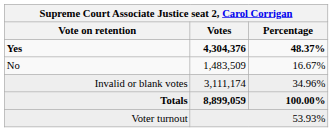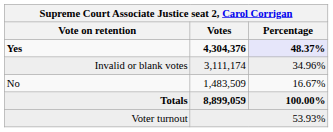(308, 48) no background -> (308, 48) lavender background
rows swapped: (13, 66) <-> (141, 83)
